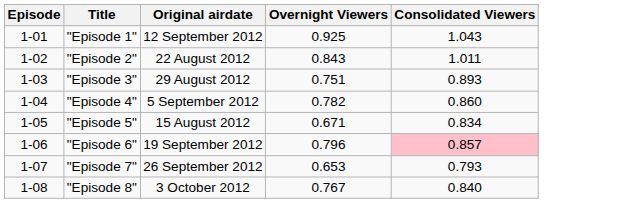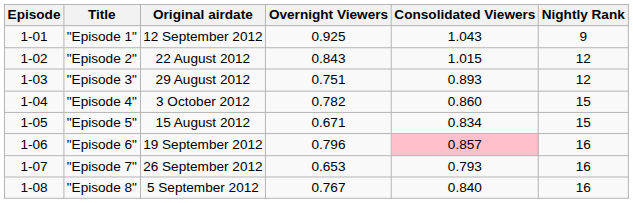+ column: (583, 15)
(465, 58) 1.011 -> (465, 58) 1.015
(203, 101) 5 September 2012 -> (203, 101) 3 October 2012
(203, 187) 3 October 2012 -> (203, 187) 5 September 2012
